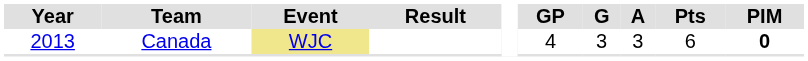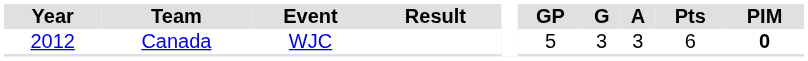(53, 41) 2013 -> (53, 41) 2012
(311, 41) khaki background -> (311, 41) no background
(550, 41) 4 -> (550, 41) 5
